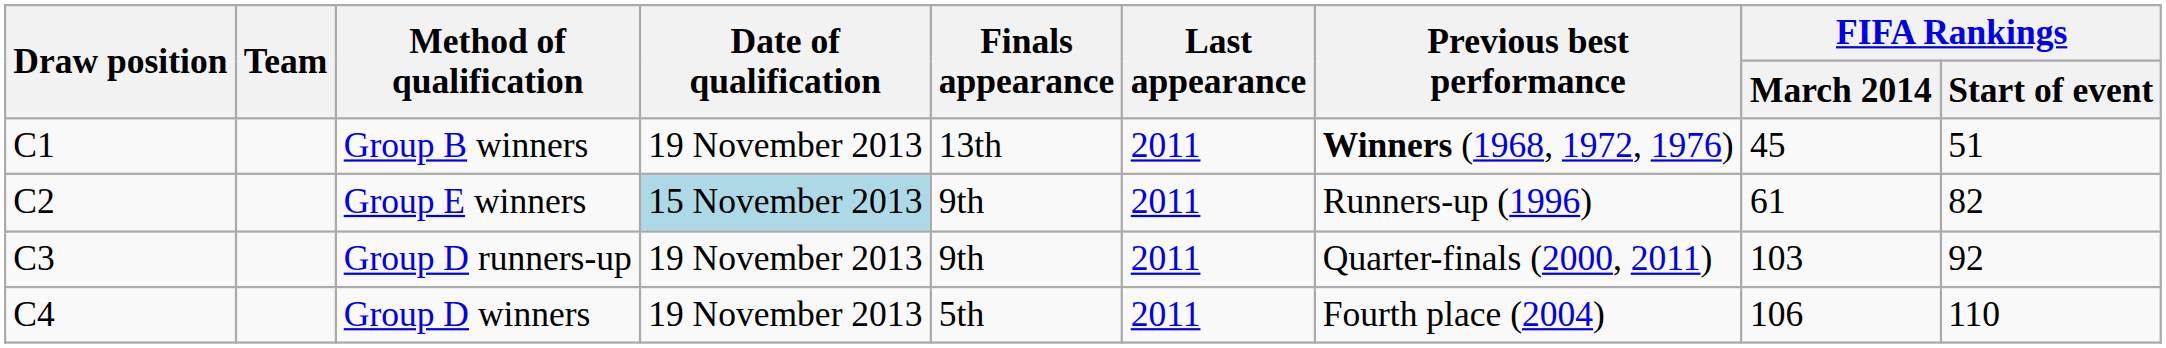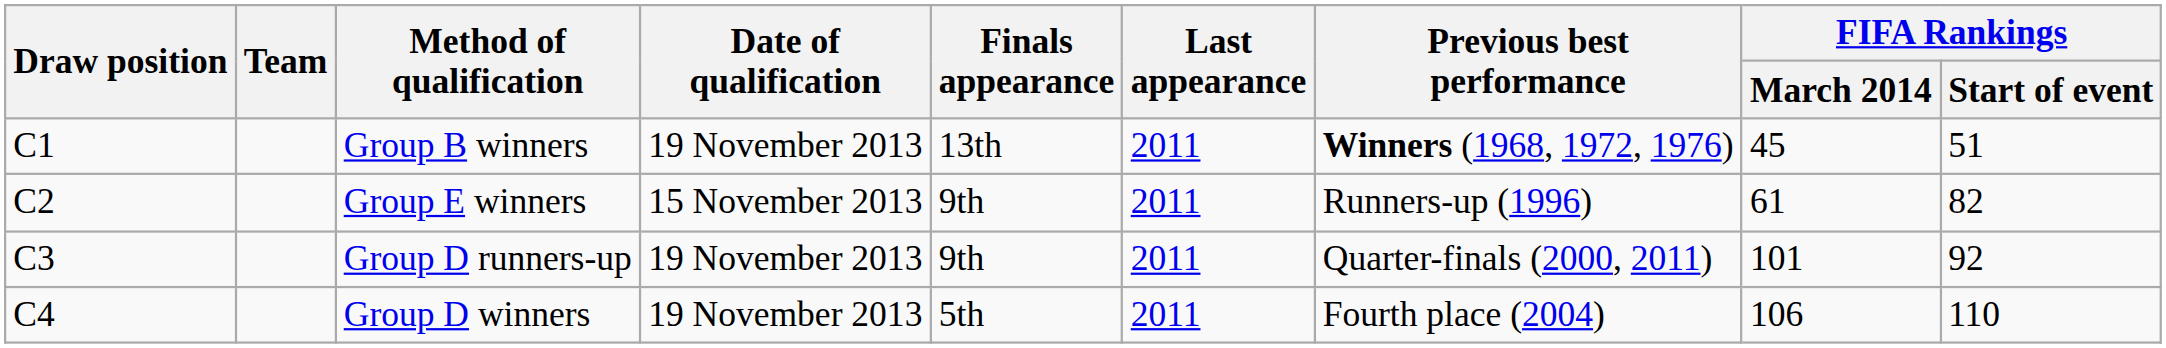(785, 201) lightblue background -> (785, 201) no background
(1777, 257) 103 -> (1777, 257) 101
